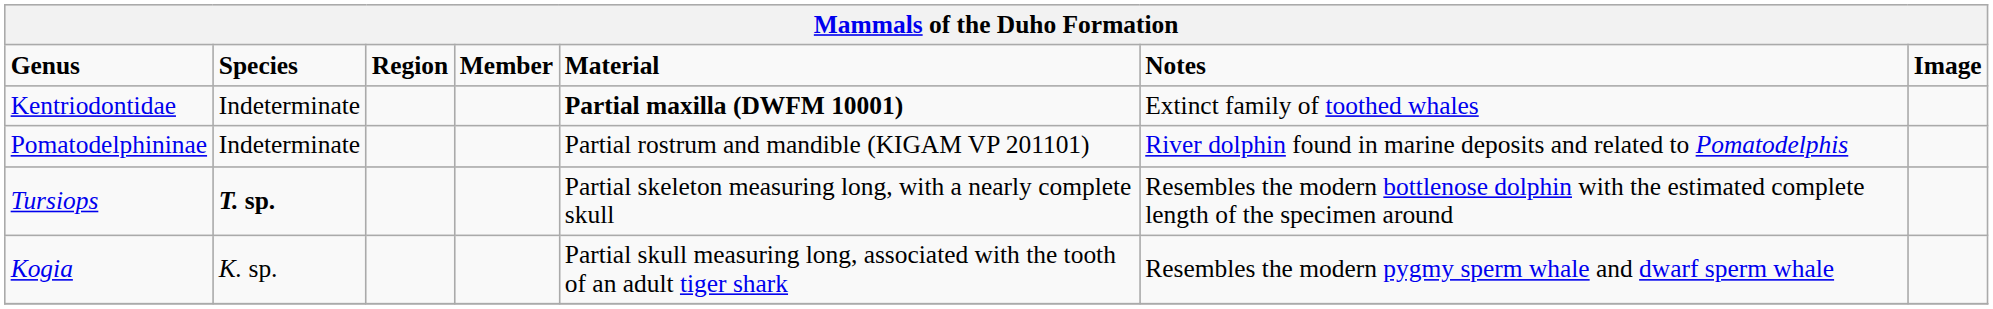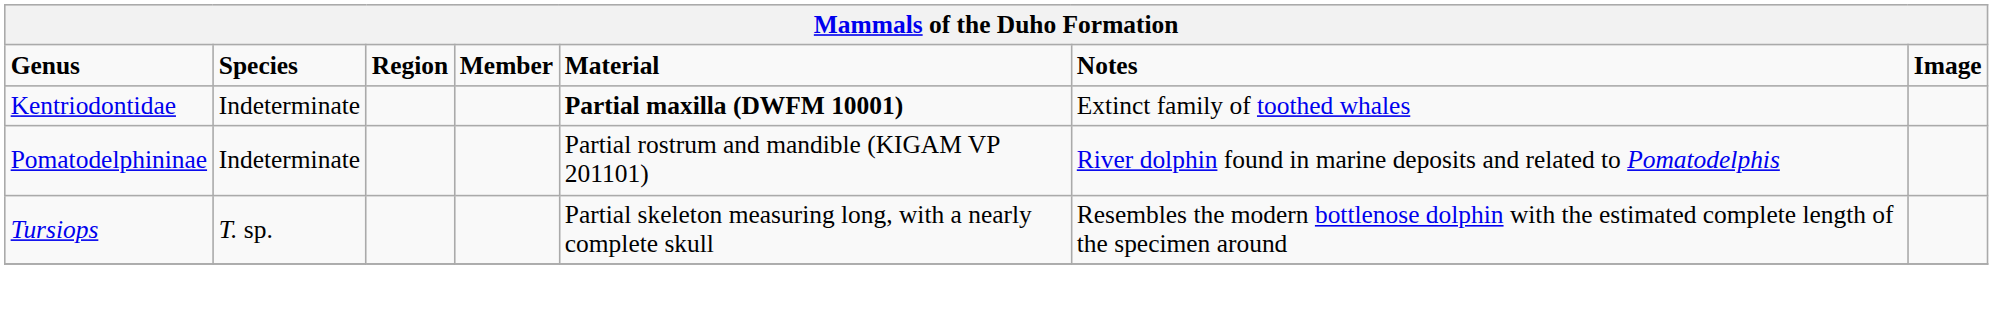(247, 200) bold -> (246, 228) normal
- row: (42, 269)
